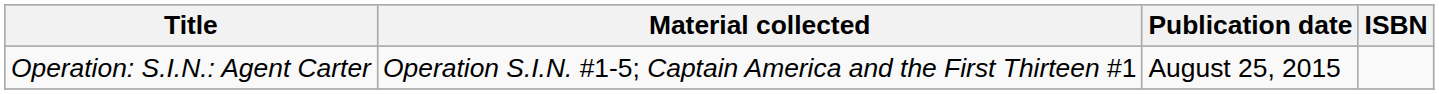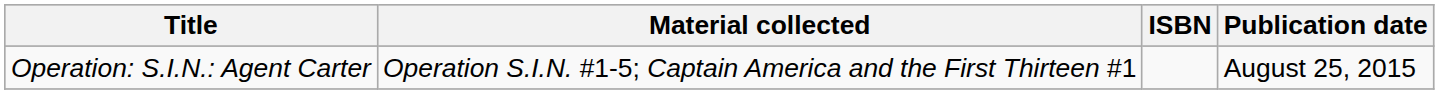columns swapped: (1250, 25) <-> (1396, 25)
